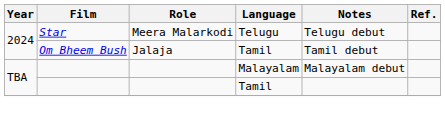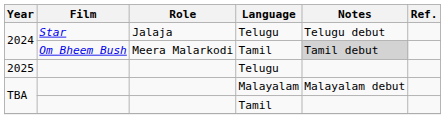(183, 32) Meera Malarkodi -> (152, 32) Jalaja
(152, 50) Jalaja -> (183, 50) Meera Malarkodi
(341, 50) no background -> (341, 50) lightgrey background
+ row: (21, 68)
